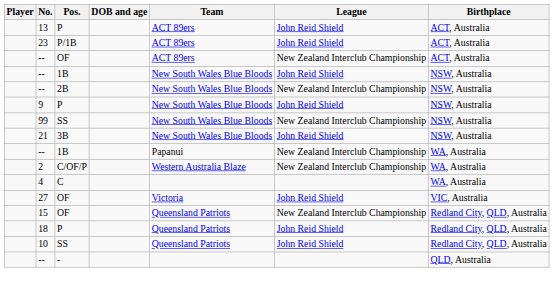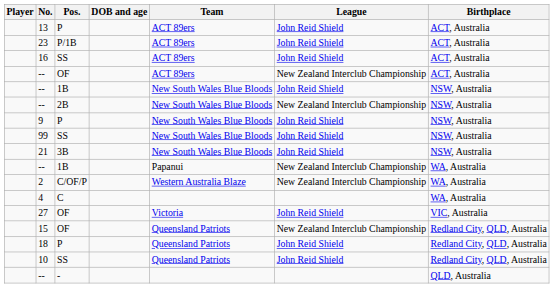+ row: (43, 58)
(351, 120) New Zealand Interclub Championship -> (310, 136) John Reid Shield
